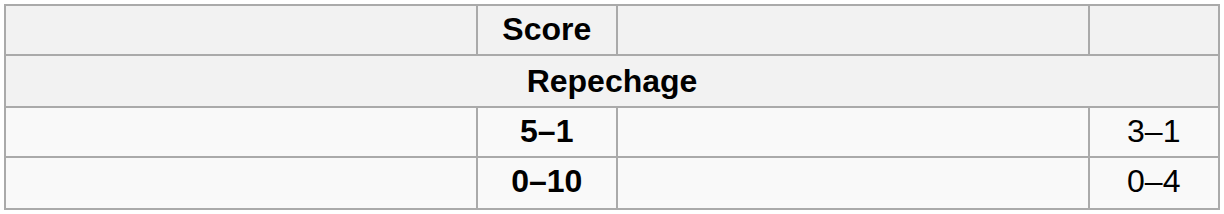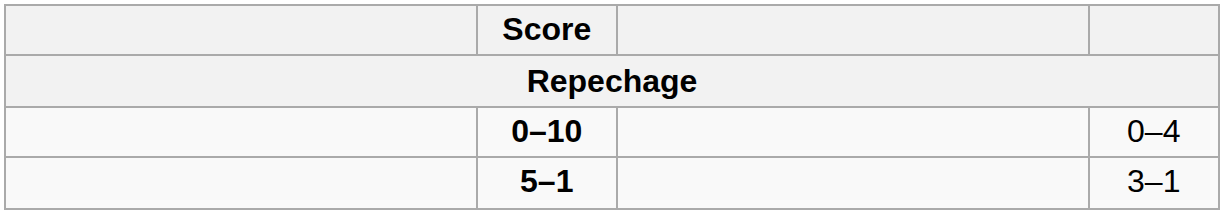rows swapped: (547, 182) <-> (547, 131)
